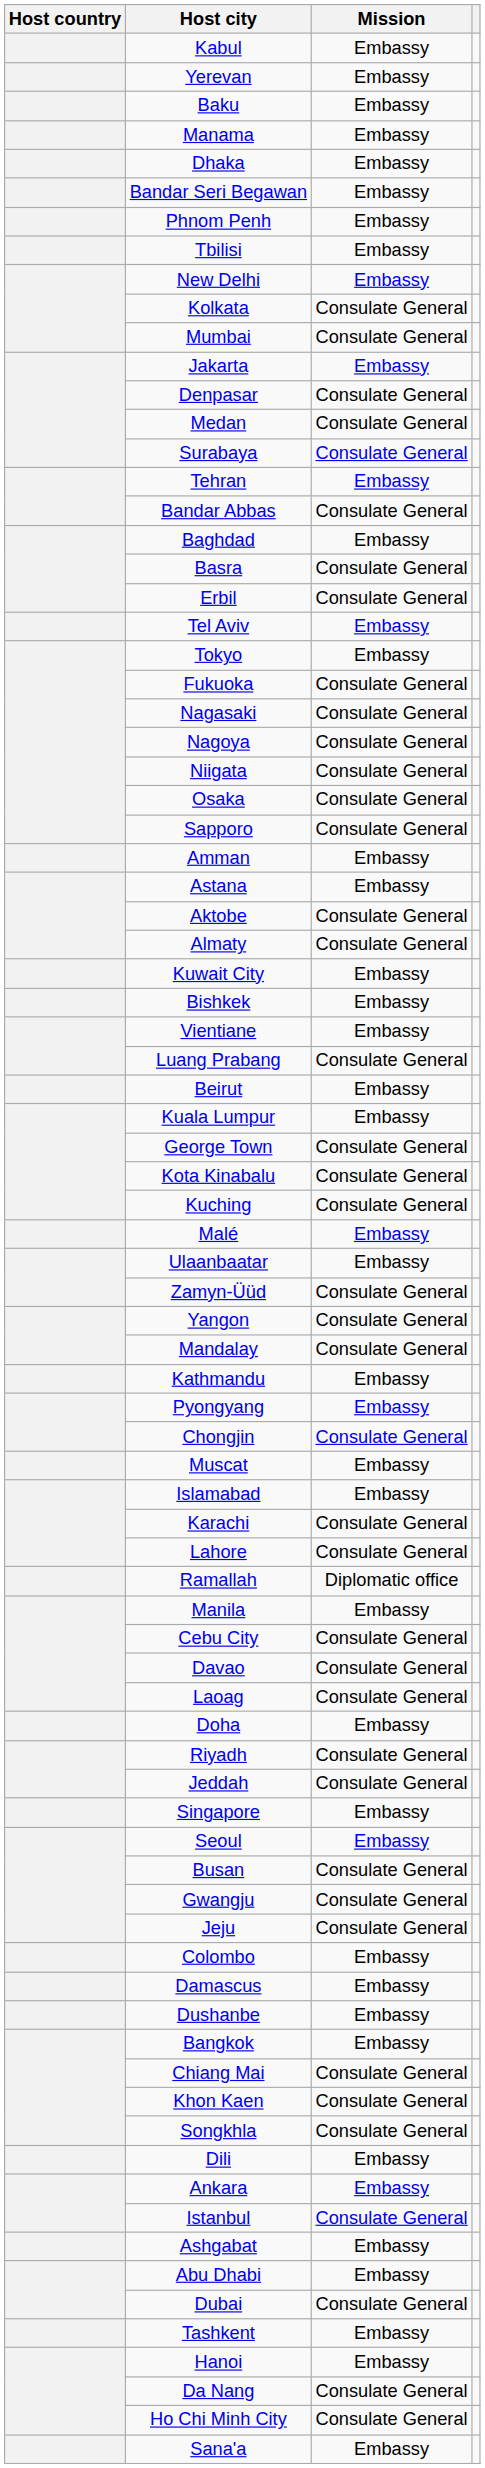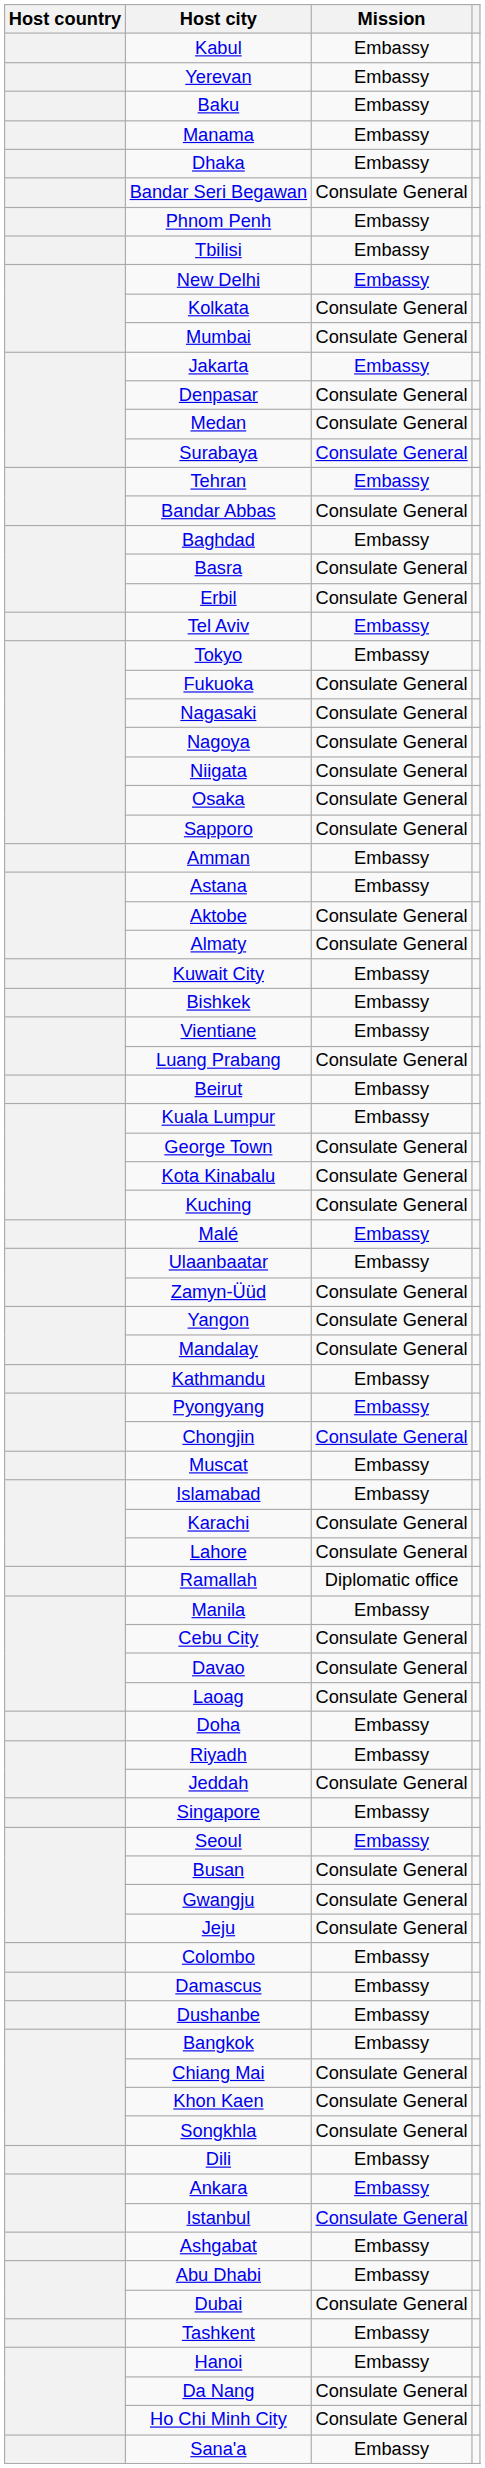(392, 192) Embassy -> (392, 192) Consulate General
(392, 1754) Consulate General -> (392, 1754) Embassy
